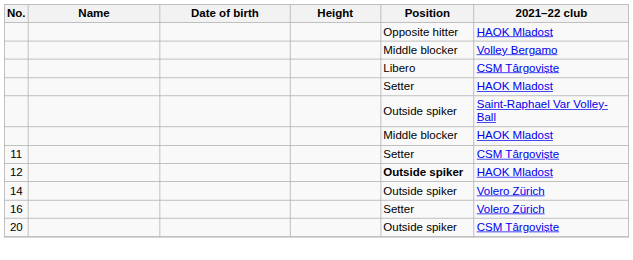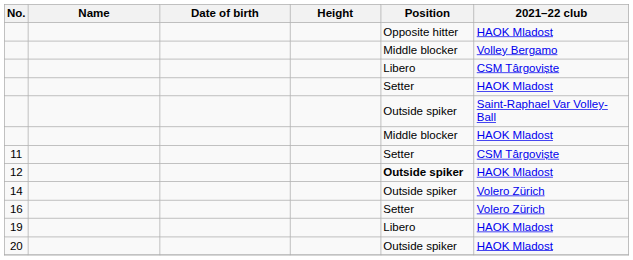+ row: (16, 227)
(518, 227) CSM Târgoviște -> (515, 245) HAOK Mladost
